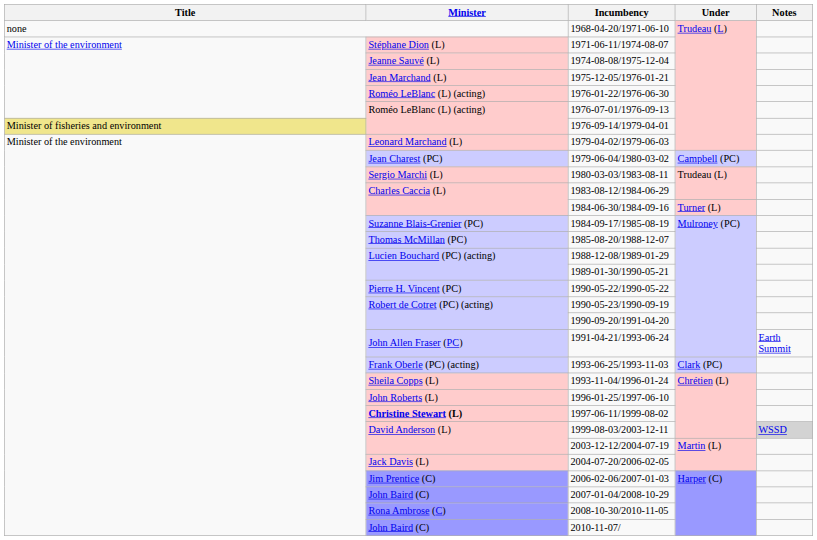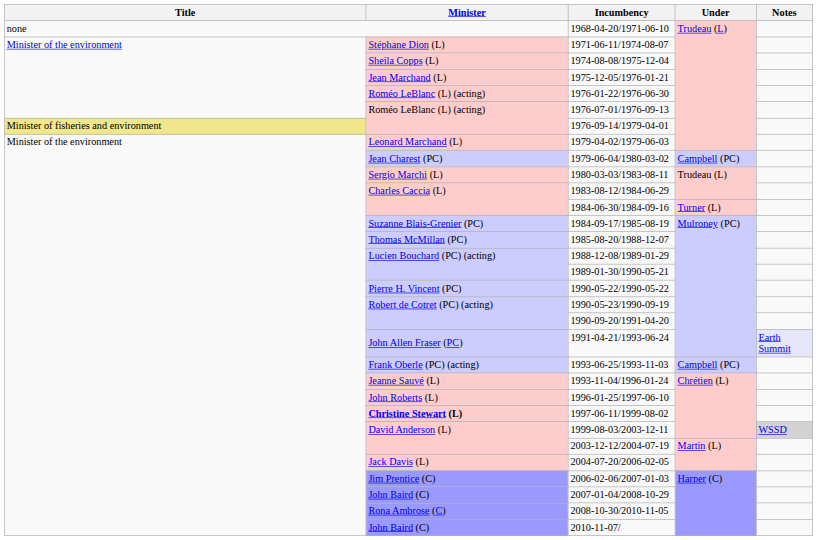(404, 61) Jeanne Sauvé (L) -> (403, 61) Sheila Copps (L)
(775, 343) no background -> (775, 343) lavender background
(700, 365) Clark (PC) -> (708, 365) Campbell (PC)
(403, 381) Sheila Copps (L) -> (404, 381) Jeanne Sauvé (L)
